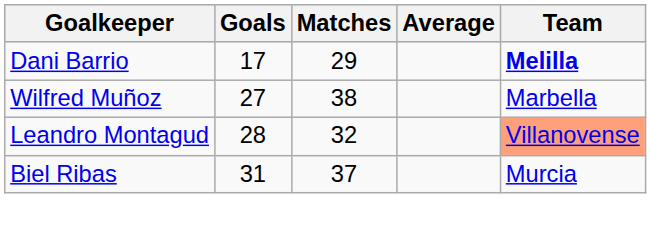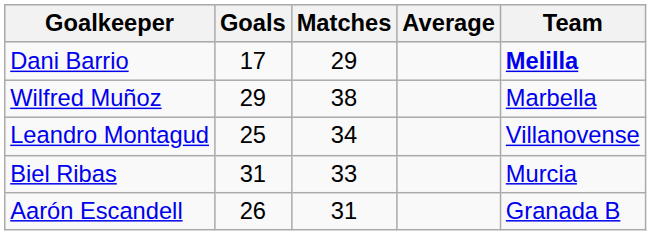(253, 98) 27 -> (253, 98) 29
(253, 135) 28 -> (253, 135) 25
(344, 135) 32 -> (344, 135) 34
(573, 135) lightsalmon background -> (573, 135) no background
(344, 173) 37 -> (344, 173) 33
+ row: (96, 211)
